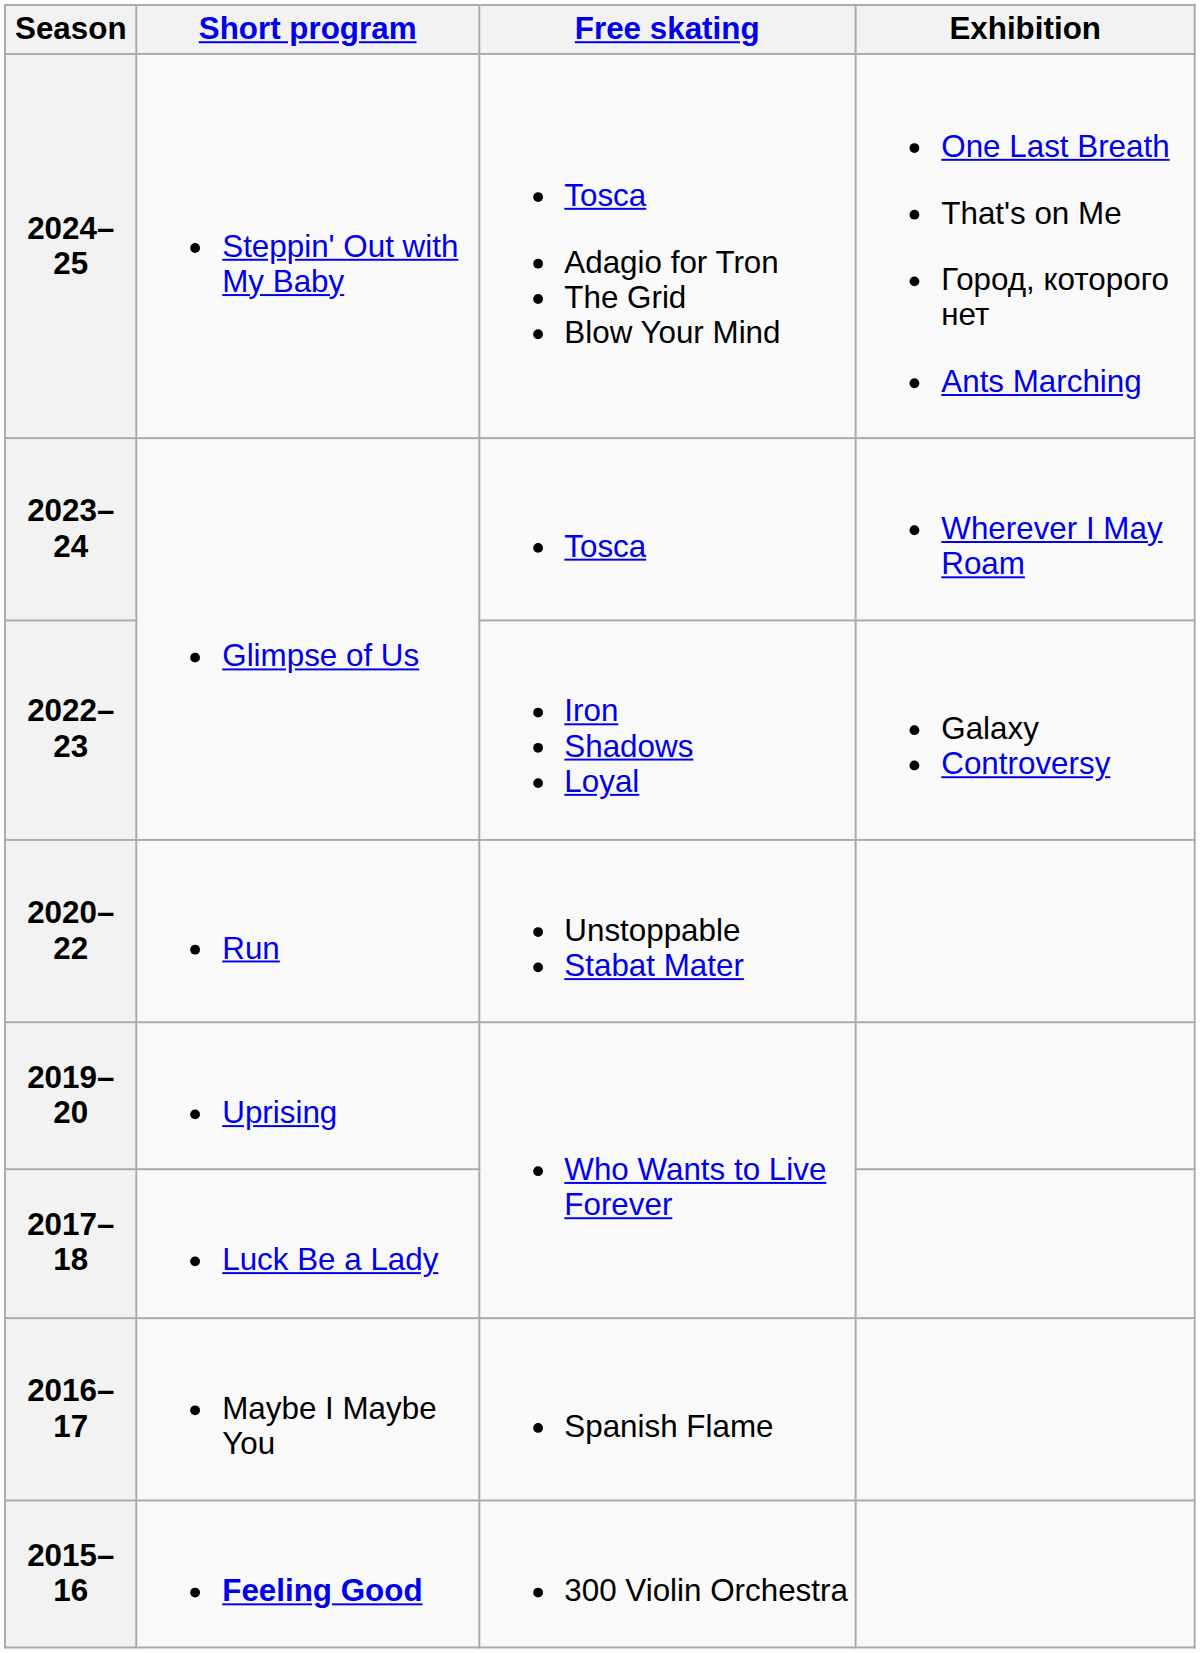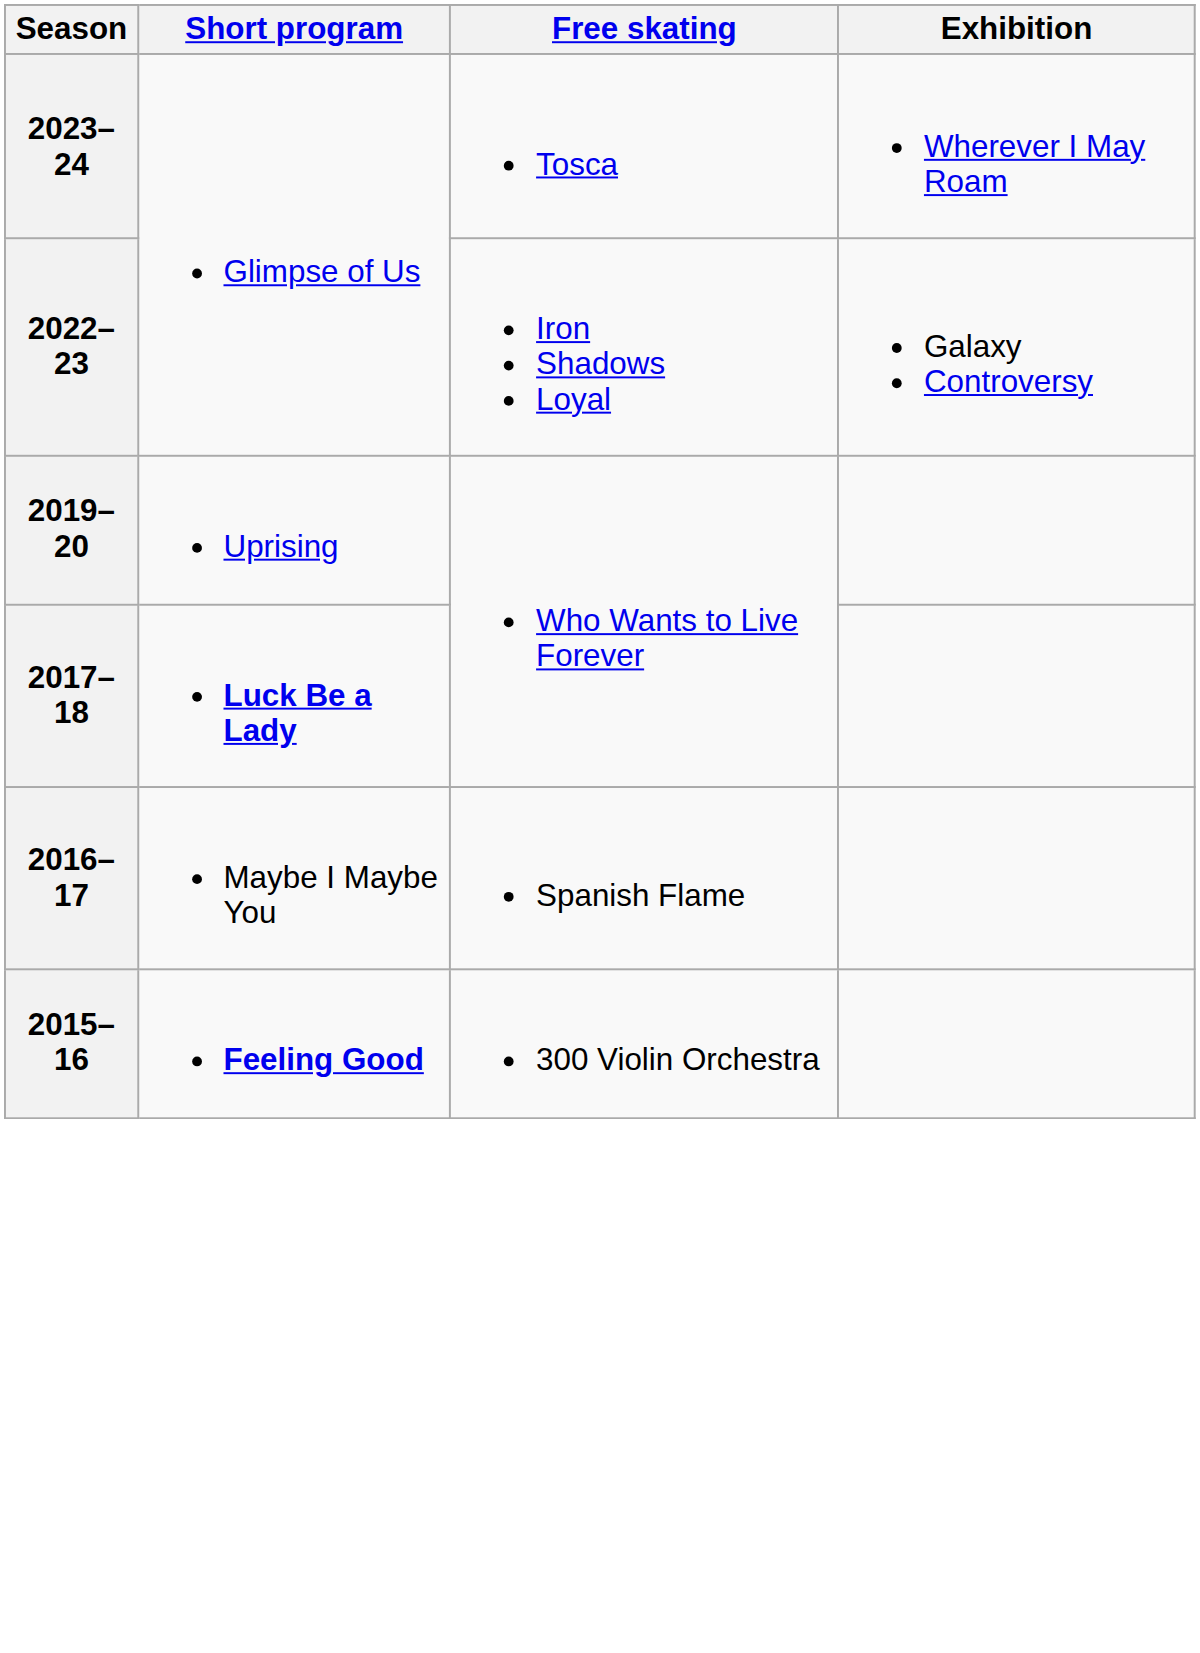- row: (71, 245)
- row: (71, 929)
(308, 1261) normal -> (294, 713) bold
